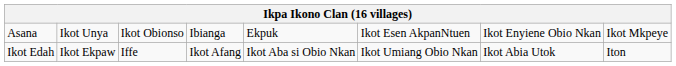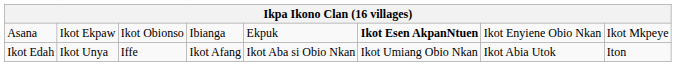(84, 33) Ikot Unya -> (87, 33) Ikot Ekpaw
(415, 33) normal -> (419, 33) bold
(87, 52) Ikot Ekpaw -> (84, 52) Ikot Unya
